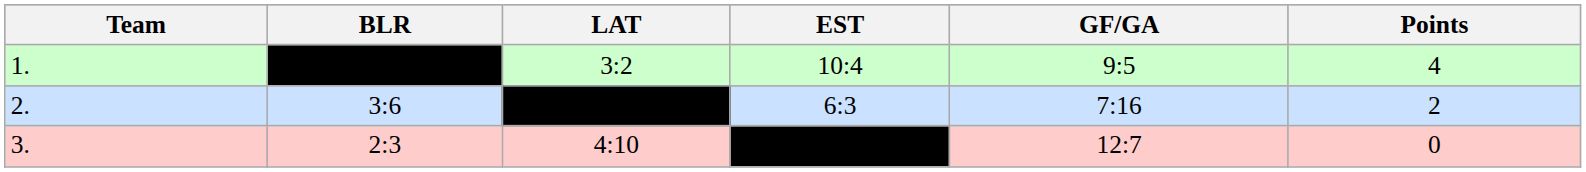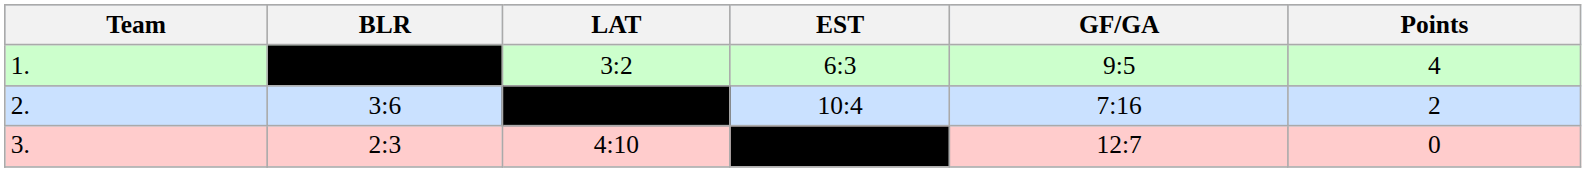(840, 65) 10:4 -> (840, 65) 6:3
(840, 105) 6:3 -> (840, 105) 10:4
